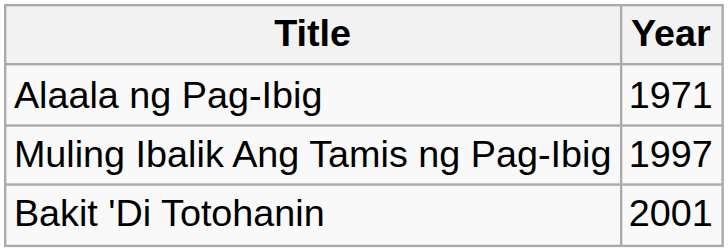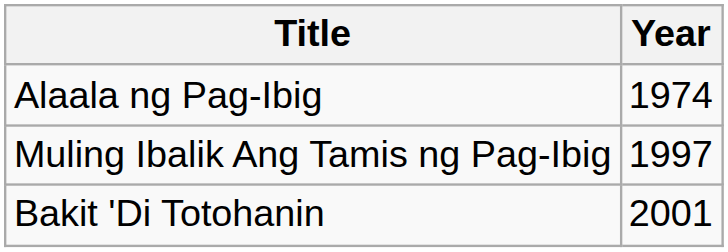(671, 94) 1971 -> (671, 94) 1974
